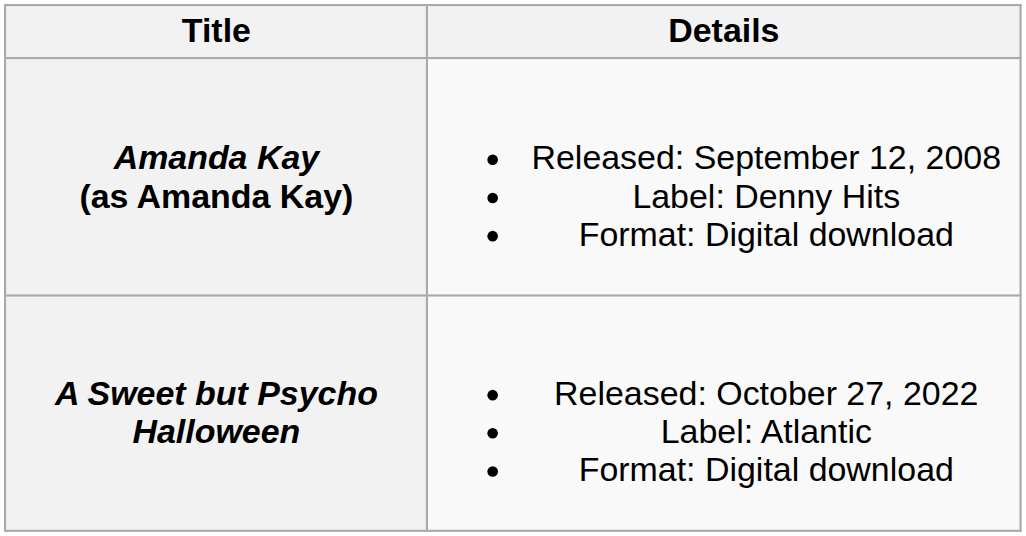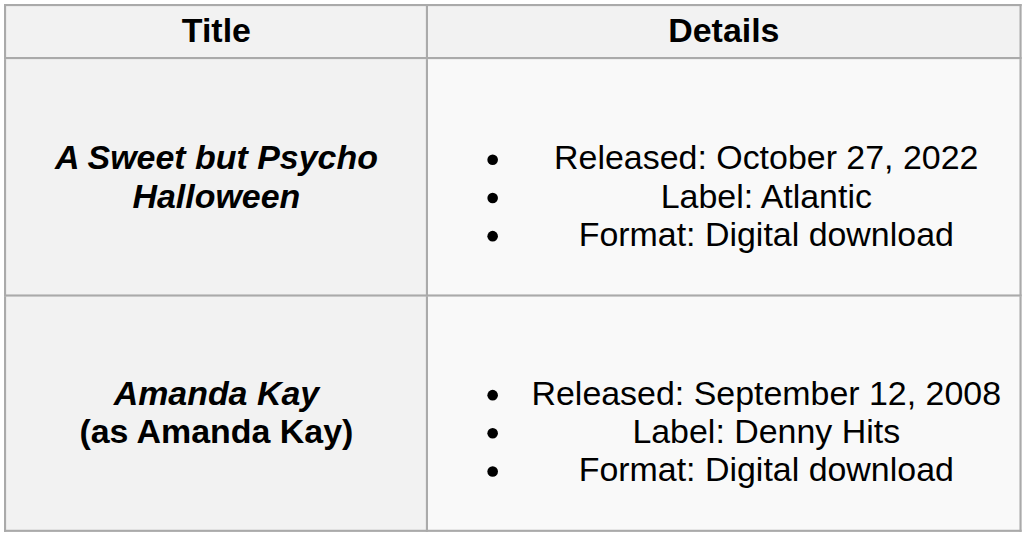rows swapped: (216, 176) <-> (216, 412)
